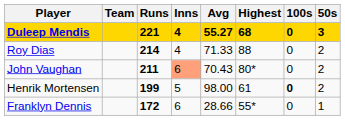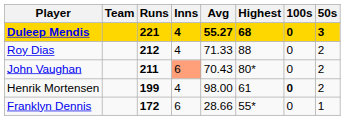(149, 50) 214 -> (149, 50) 212
(177, 87) 5 -> (177, 87) 4
